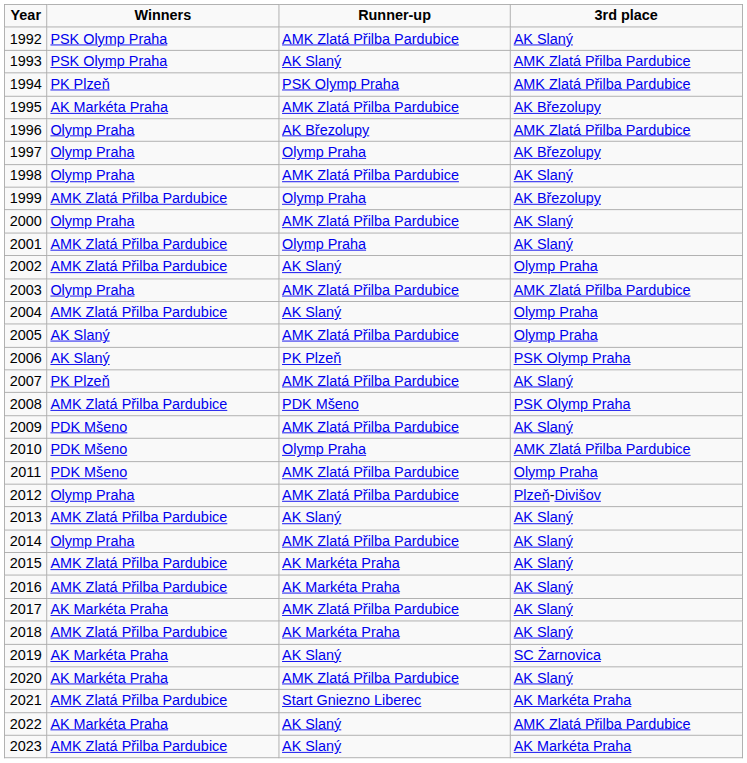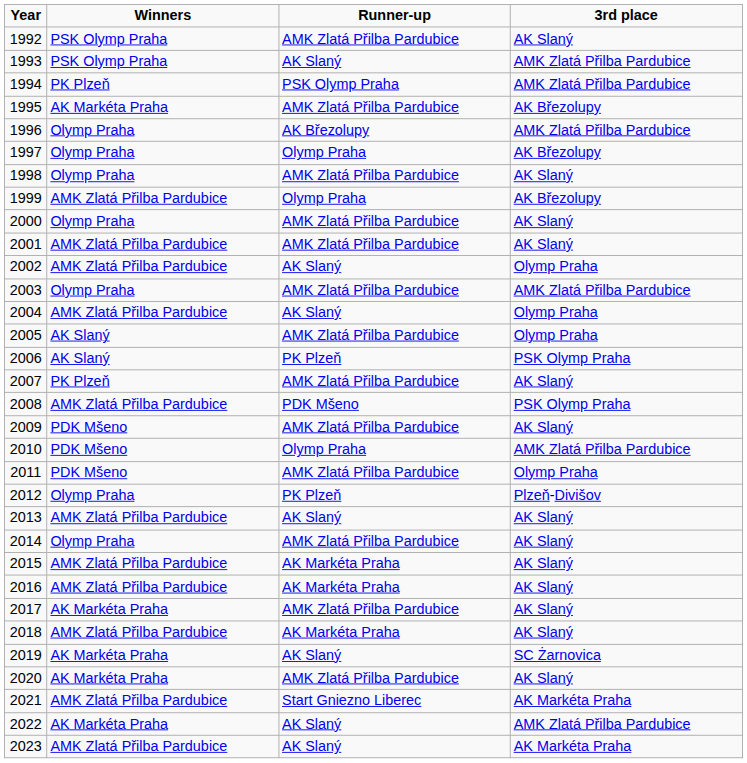(324, 244) Olymp Praha -> (370, 244) AMK Zlatá Přilba Pardubice
(370, 495) AMK Zlatá Přilba Pardubice -> (312, 495) PK Plzeň
